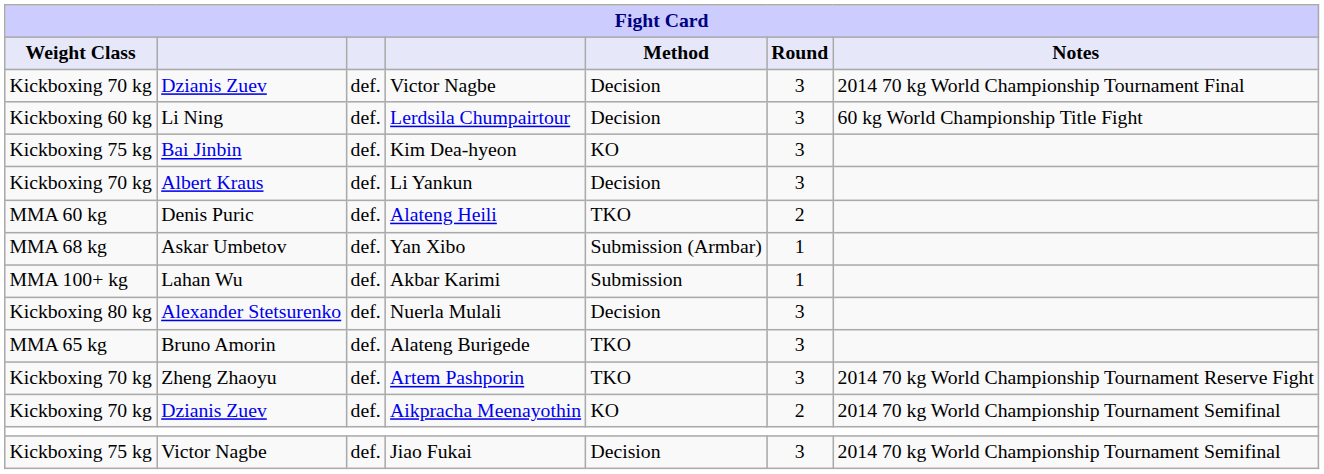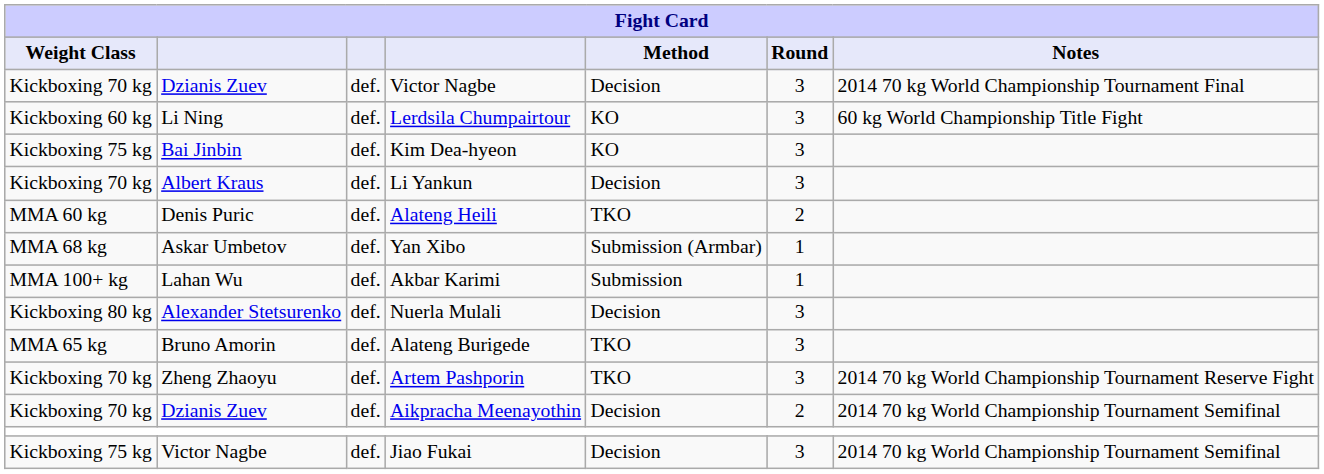(626, 117) Decision -> (605, 117) KO
(605, 410) KO -> (626, 410) Decision
